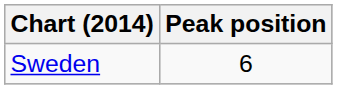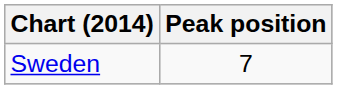(246, 63) 6 -> (246, 63) 7
